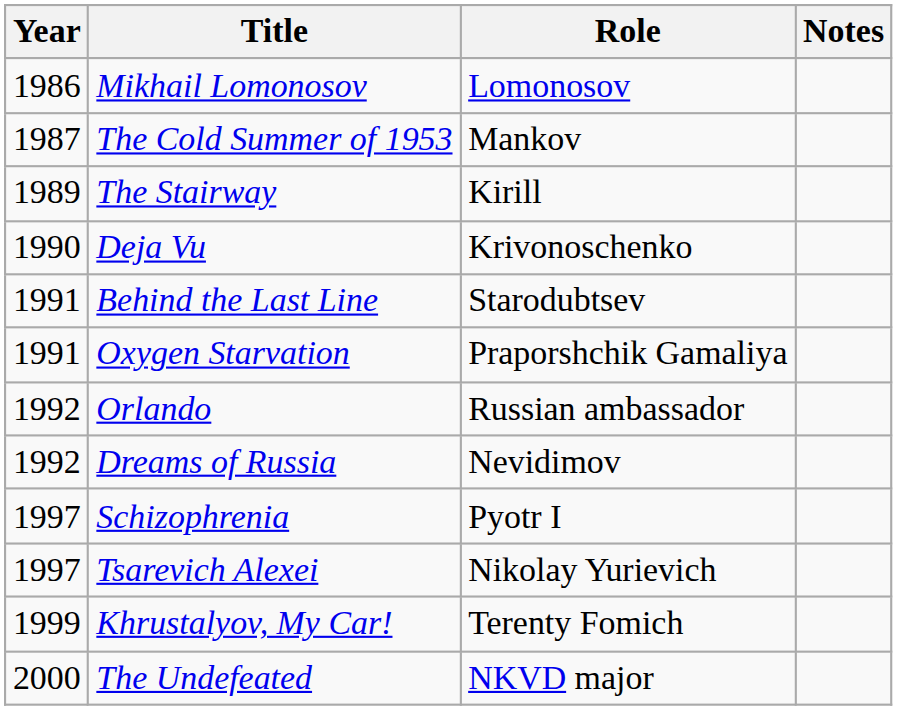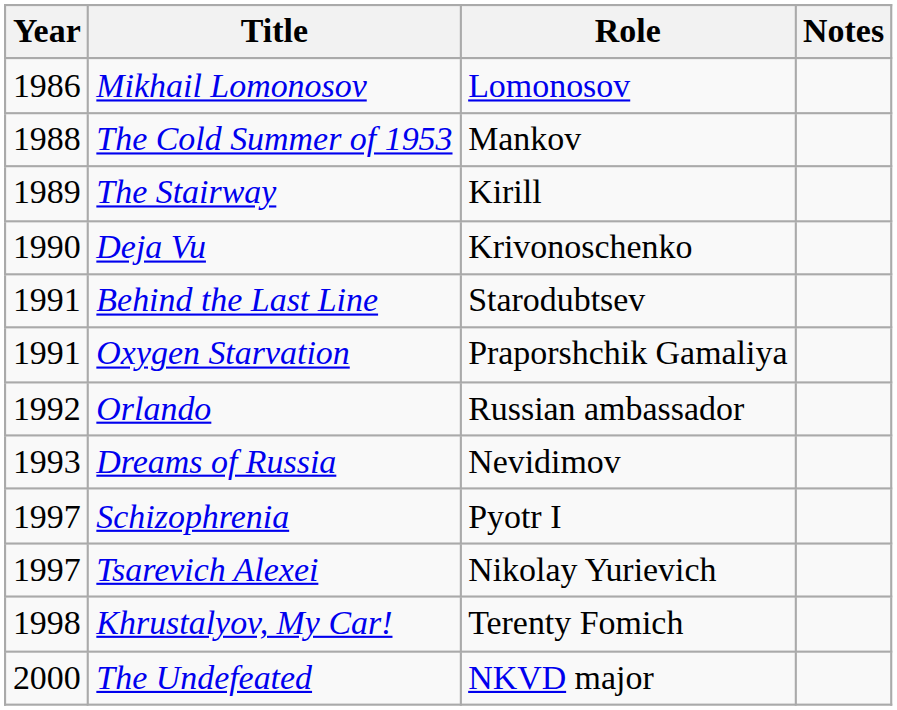(47, 138) 1987 -> (47, 138) 1988
(47, 461) 1992 -> (47, 461) 1993
(47, 623) 1999 -> (47, 623) 1998
